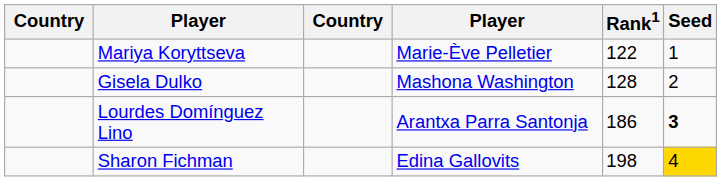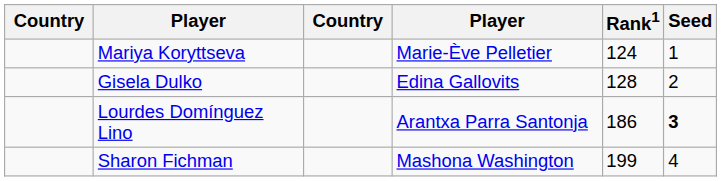(622, 53) 122 -> (622, 53) 124
(485, 82) Mashona Washington -> (458, 82) Edina Gallovits
(458, 161) Edina Gallovits -> (485, 161) Mashona Washington
(622, 161) 198 -> (622, 161) 199
(673, 161) gold background -> (673, 161) no background
